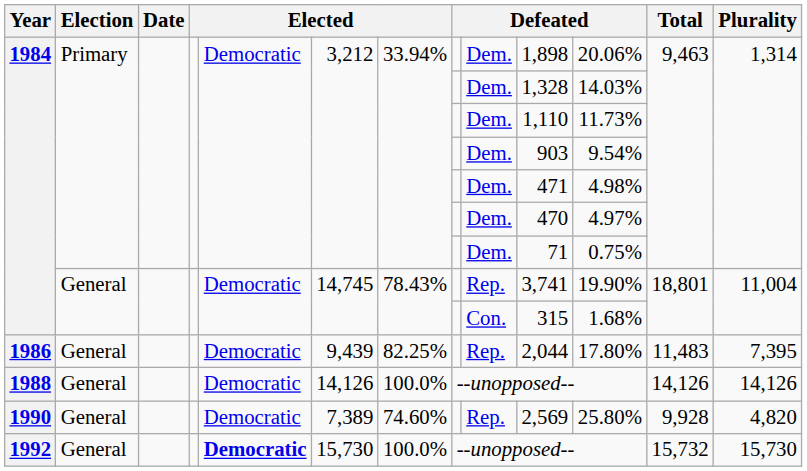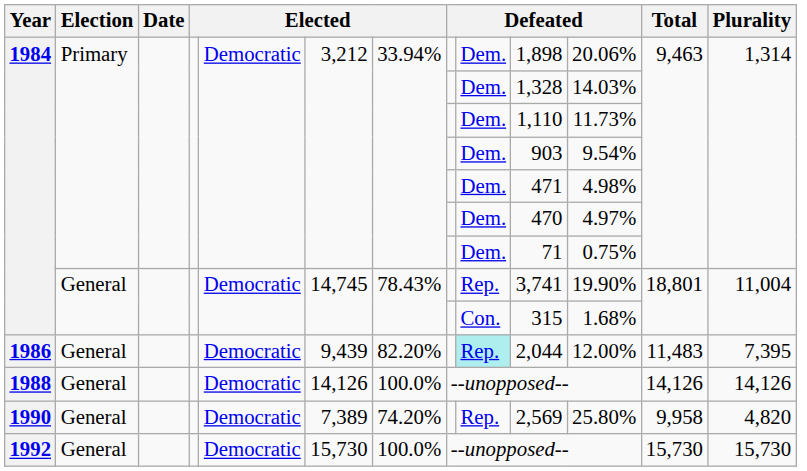(415, 350) 82.25% -> (409, 350) 82.20%
(486, 350) no background -> (480, 350) paleturquoise background
(610, 350) 17.80% -> (604, 350) 12.00%
(415, 416) 74.60% -> (409, 416) 74.20%
(685, 416) 9,928 -> (680, 416) 9,958
(255, 449) bold -> (252, 449) normal
(680, 449) 15,732 -> (674, 449) 15,730
